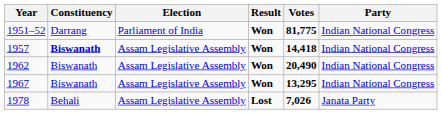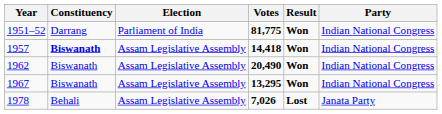columns swapped: (266, 13) <-> (301, 13)
